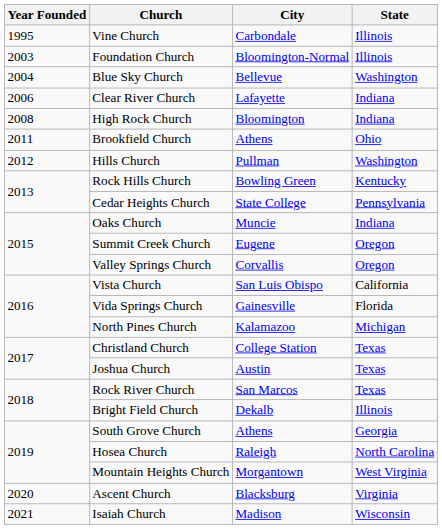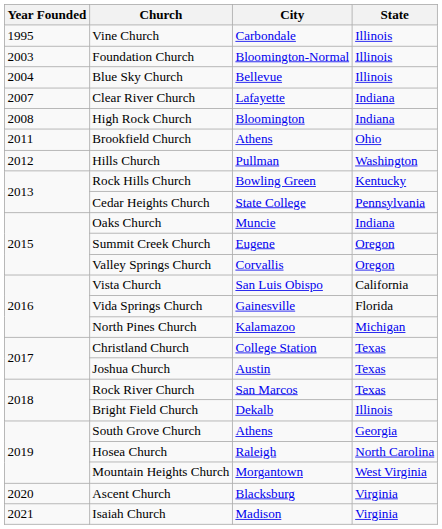(386, 77) Washington -> (374, 77) Illinois
(21, 98) 2006 -> (21, 98) 2007
(383, 514) Wisconsin -> (377, 514) Virginia
